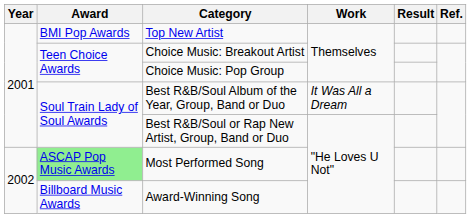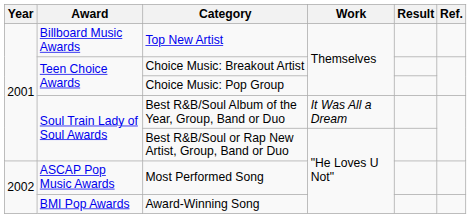(85, 33) BMI Pop Awards -> (81, 40) Billboard Music Awards
(77, 164) lightgreen background -> (77, 177) no background
(81, 197) Billboard Music Awards -> (85, 203) BMI Pop Awards
